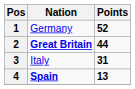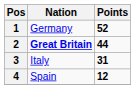(44, 76) bold -> (43, 76) normal
(103, 76) 13 -> (103, 76) 12
